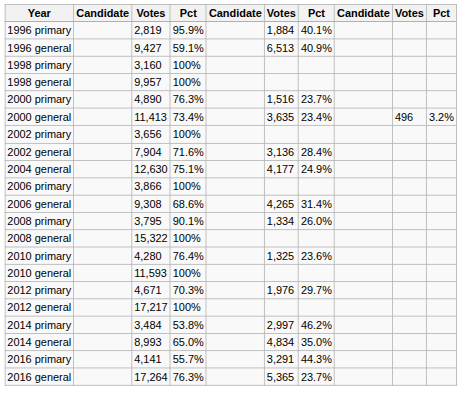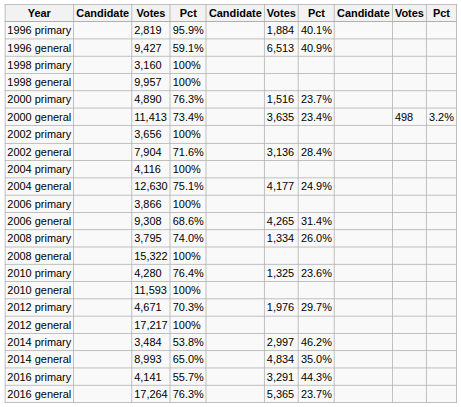(404, 117) 496 -> (404, 117) 498
+ row: (39, 169)
(188, 221) 90.1% -> (188, 238) 74.0%
